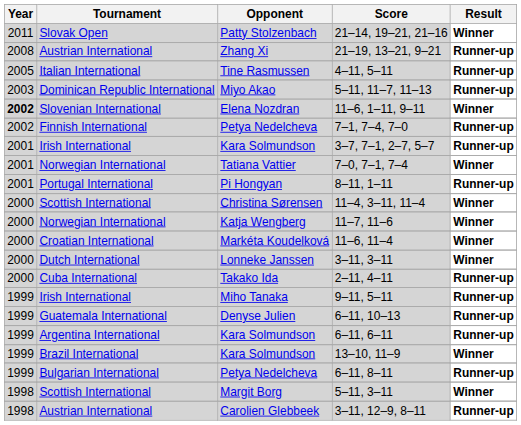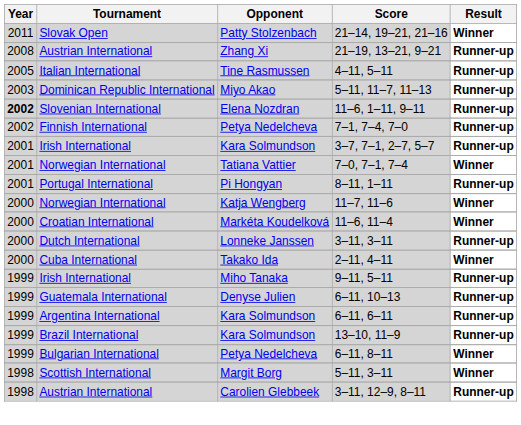(473, 109) Winner -> (483, 109) Runner-up
- row: (380, 203)
(473, 260) Winner -> (483, 241) Runner-up
(483, 279) Runner-up -> (473, 260) Winner
(473, 354) Winner -> (483, 335) Runner-up
(483, 373) Runner-up -> (473, 354) Winner
